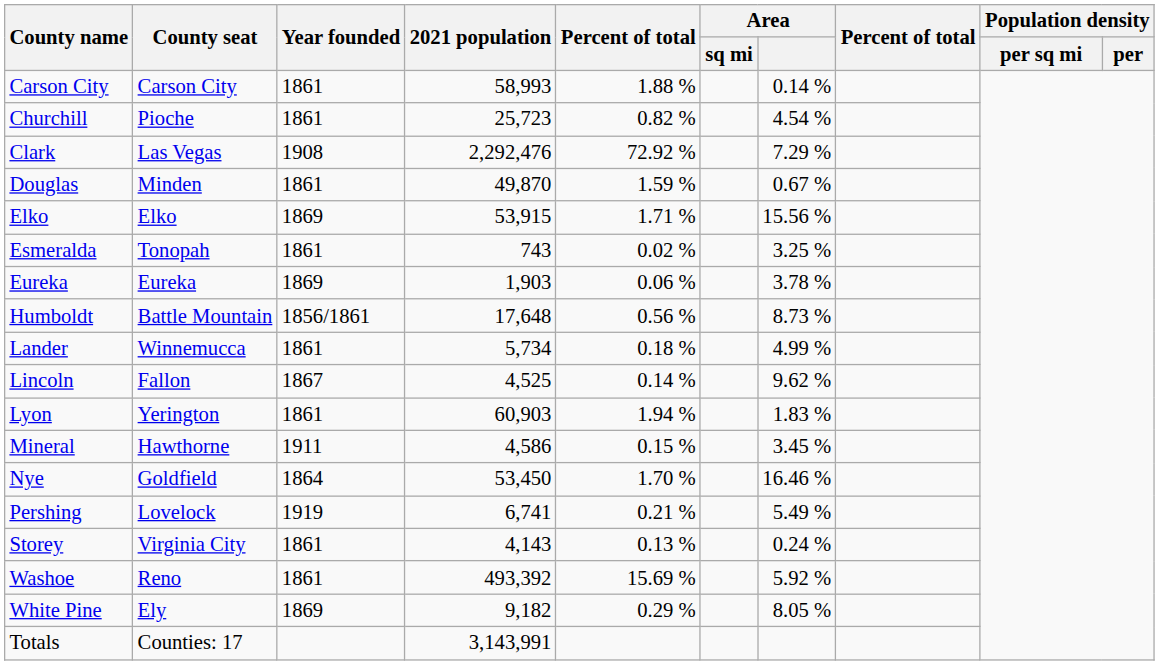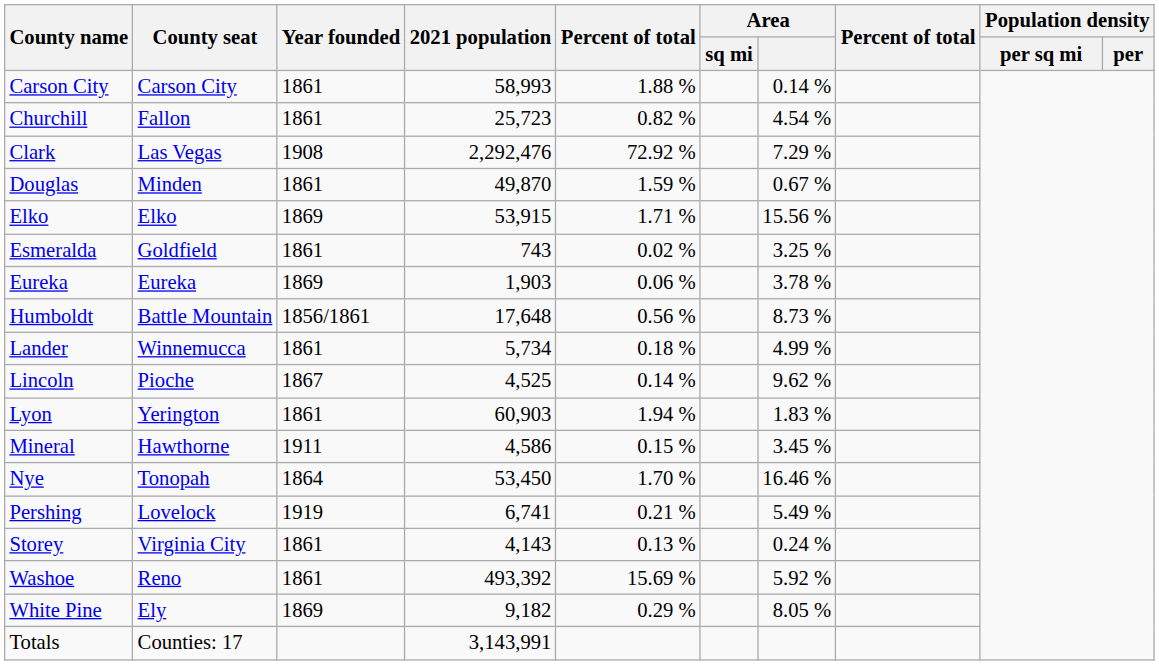(166, 119) Pioche -> (164, 119) Fallon
(174, 250) Tonopah -> (177, 250) Goldfield
(164, 380) Fallon -> (166, 380) Pioche
(177, 479) Goldfield -> (174, 479) Tonopah
